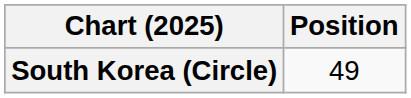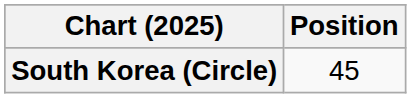(344, 69) 49 -> (344, 69) 45
